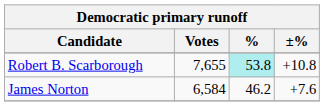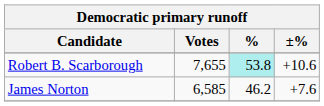(299, 65) +10.8 -> (299, 65) +10.6
(209, 89) 6,584 -> (209, 89) 6,585
